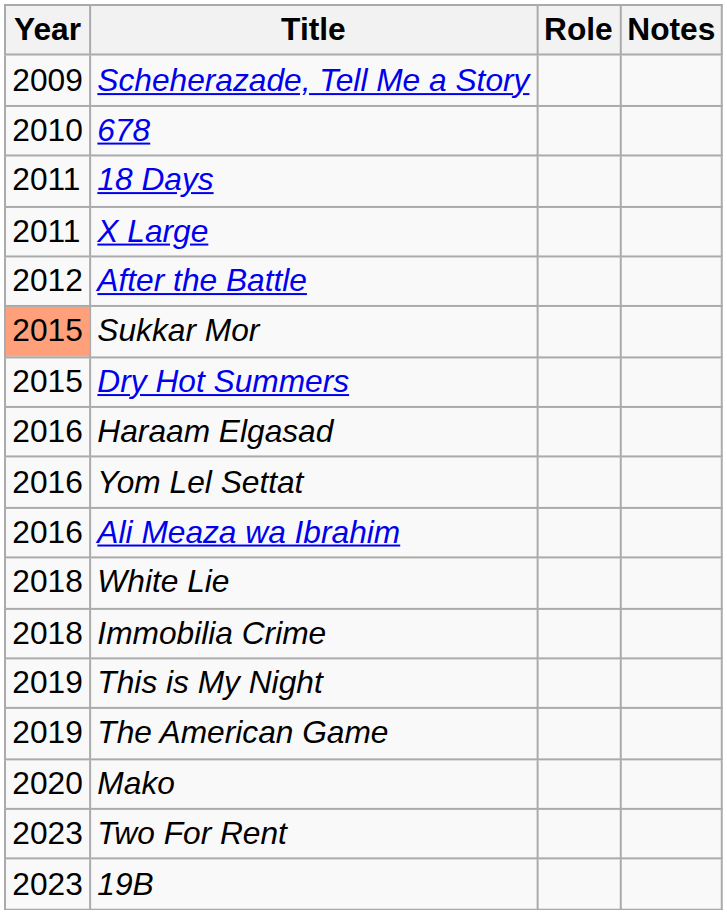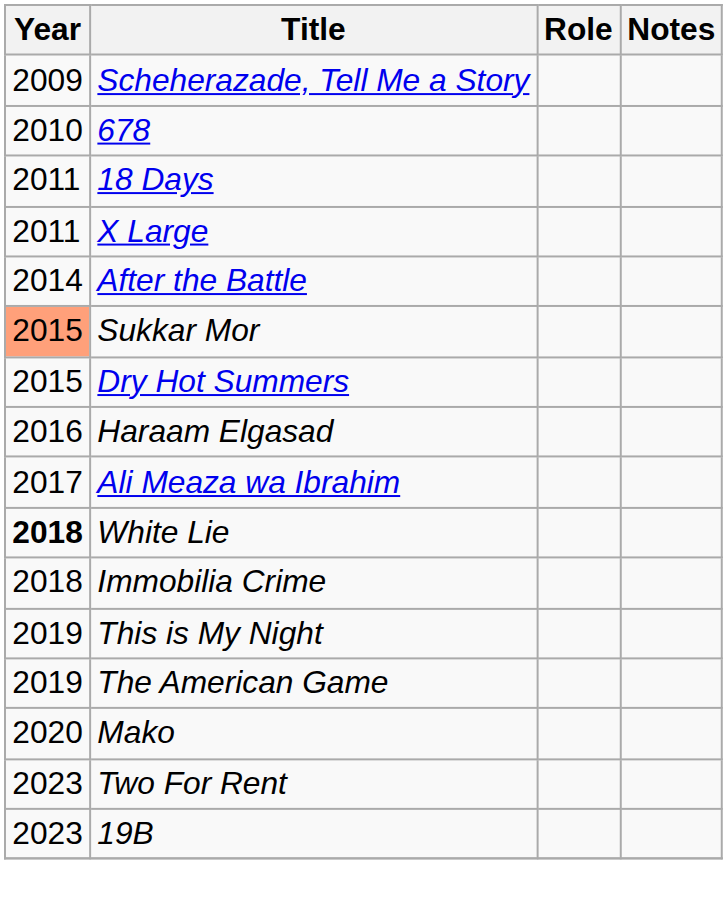(48, 280) 2012 -> (48, 280) 2014
- row: (200, 481)
(48, 532) 2016 -> (48, 481) 2017
(48, 582) normal -> (48, 532) bold
